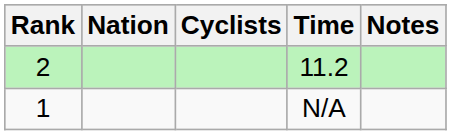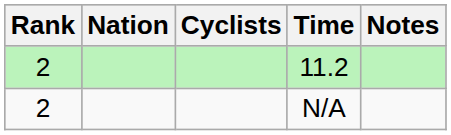(43, 108) 1 -> (43, 108) 2
